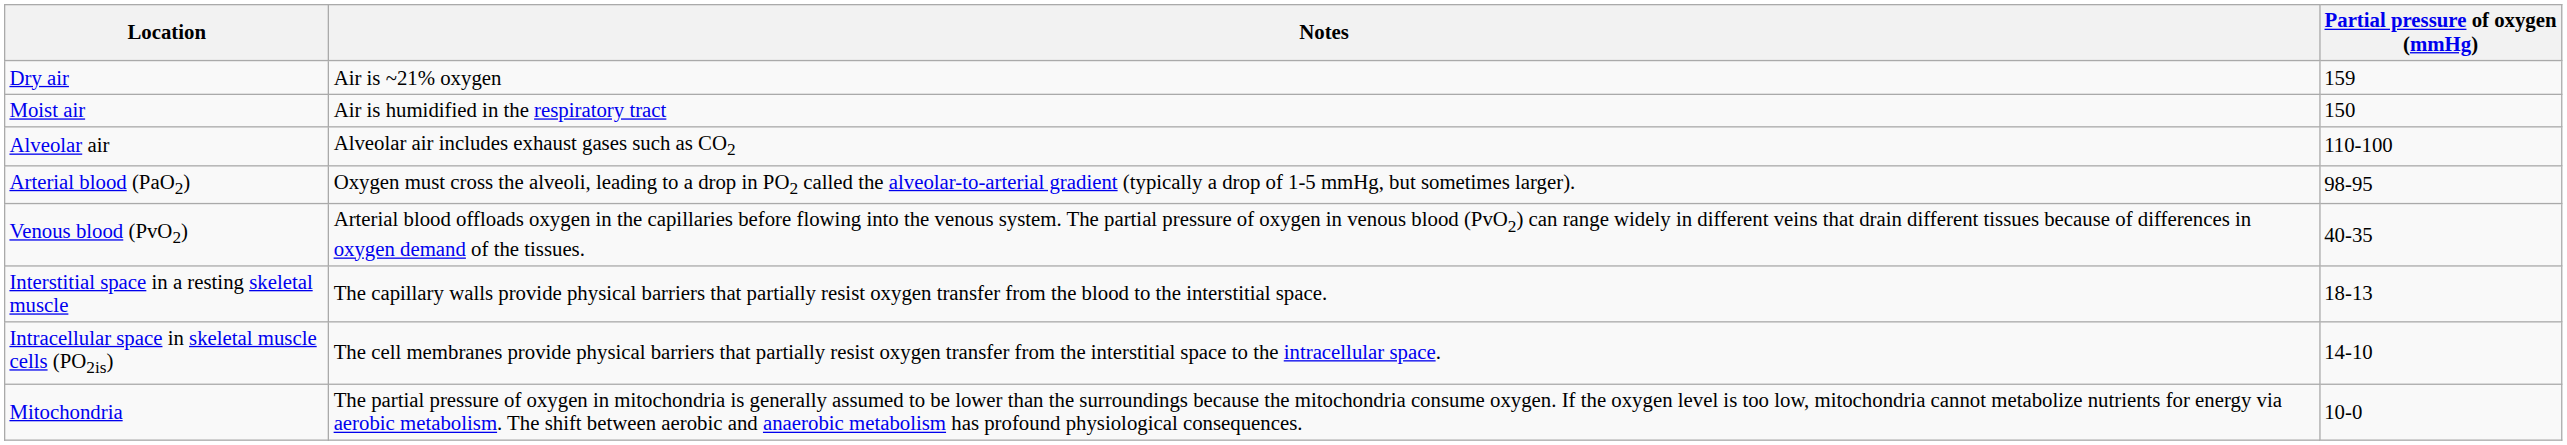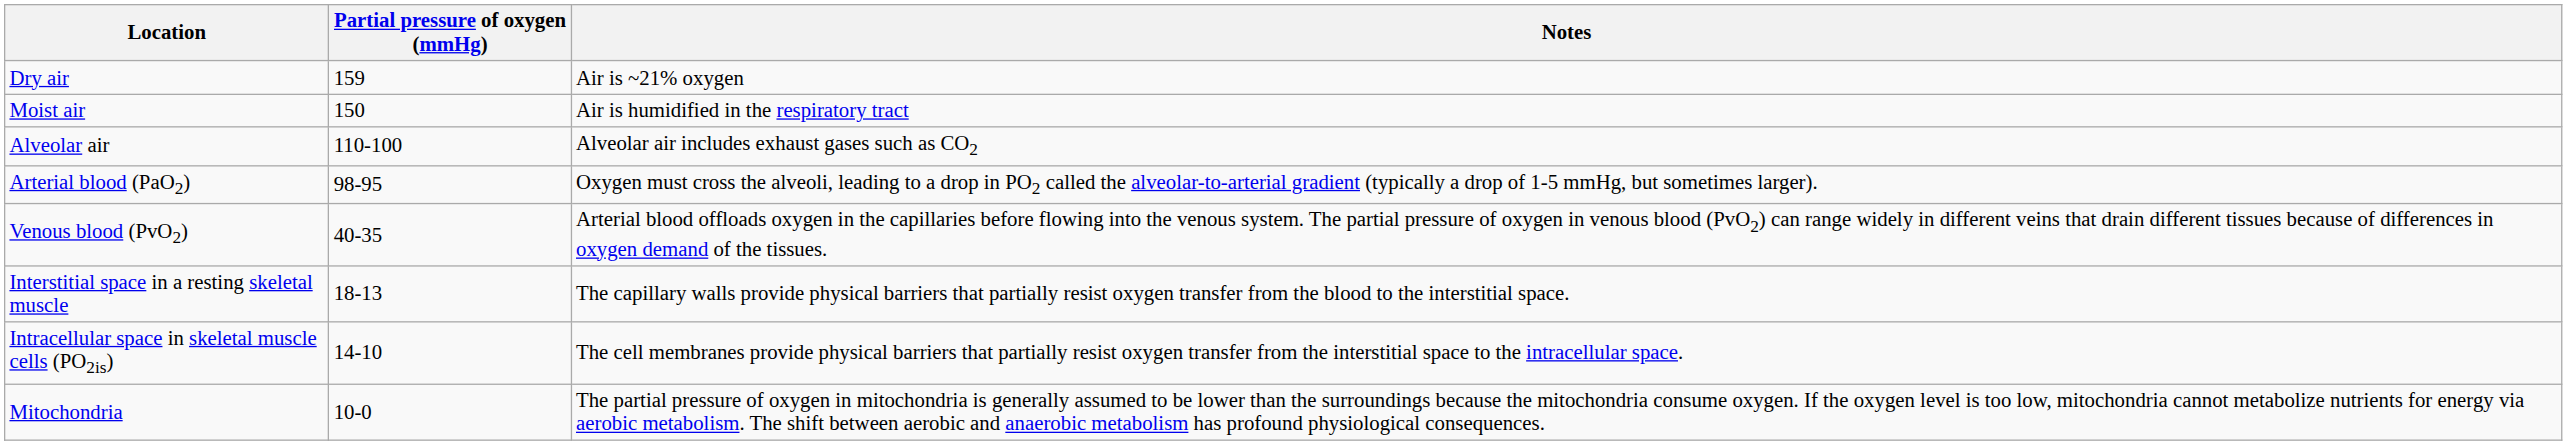columns swapped: (2441, 32) <-> (1324, 32)
